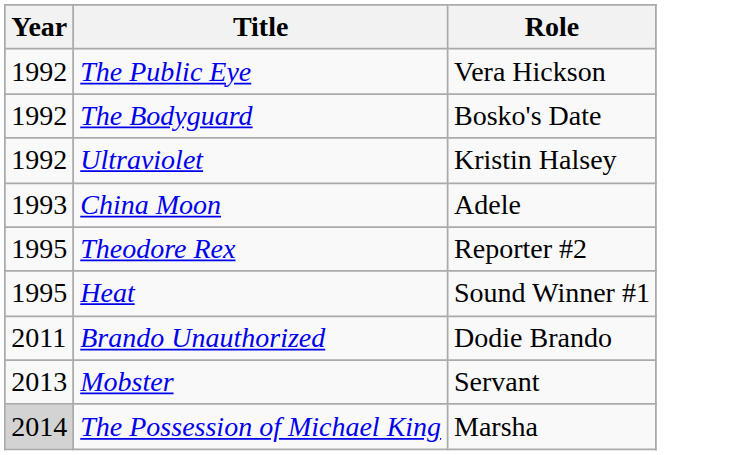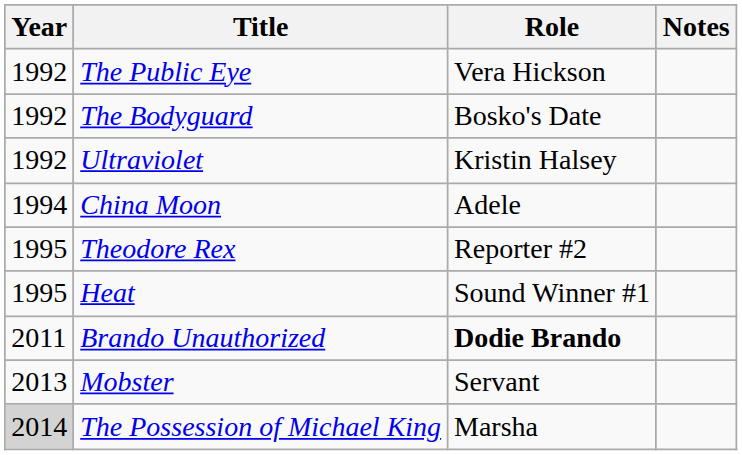+ column: (696, 26)
(39, 204) 1993 -> (39, 204) 1994
(533, 337) normal -> (538, 337) bold
